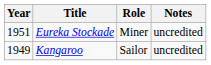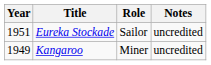(134, 32) Miner -> (134, 32) Sailor
(134, 50) Sailor -> (134, 50) Miner
